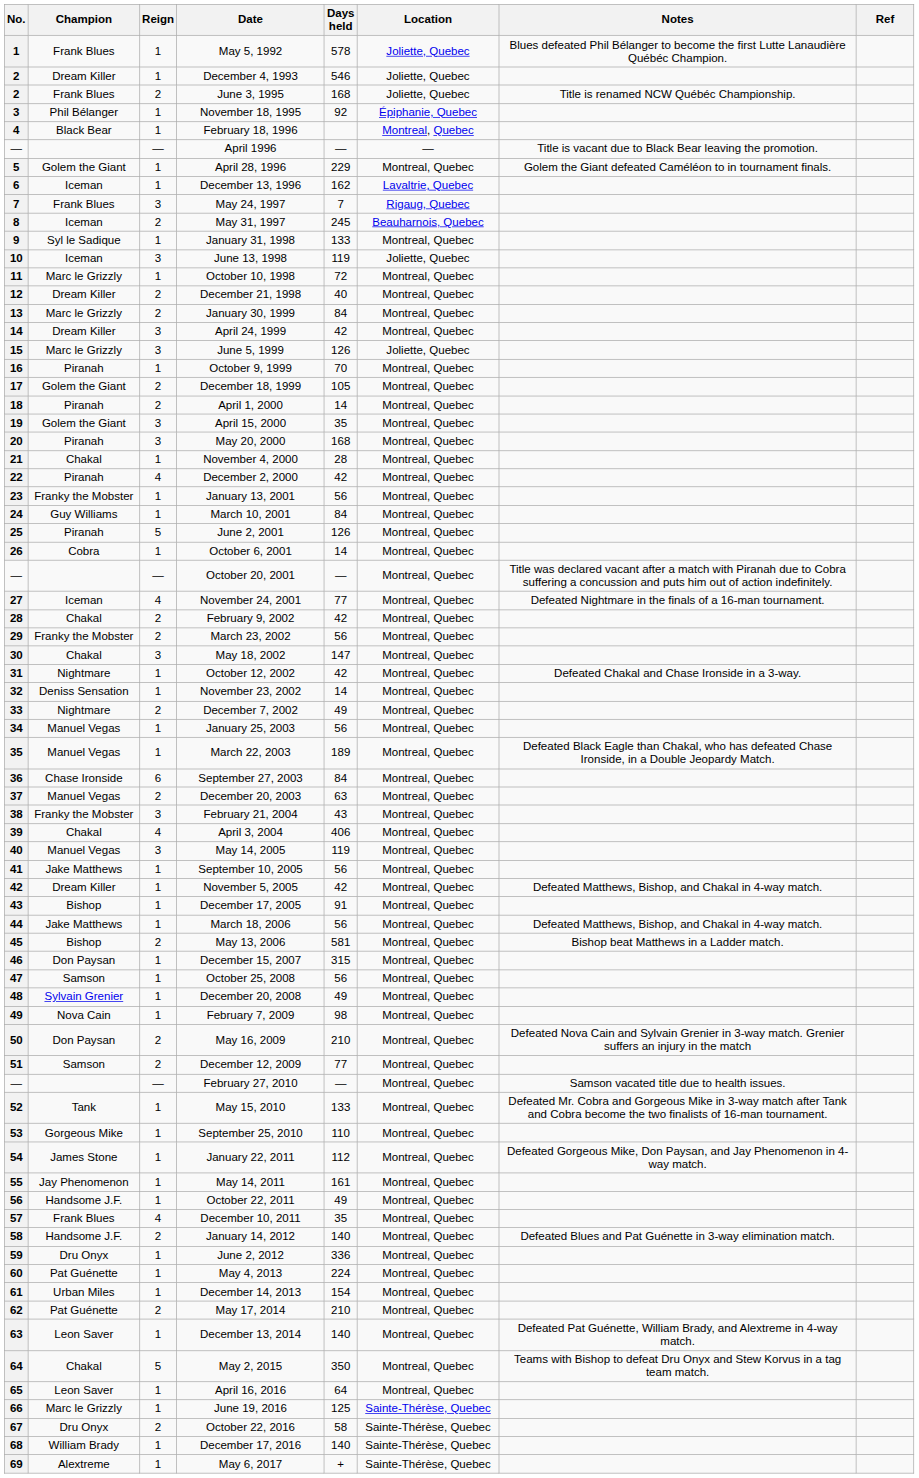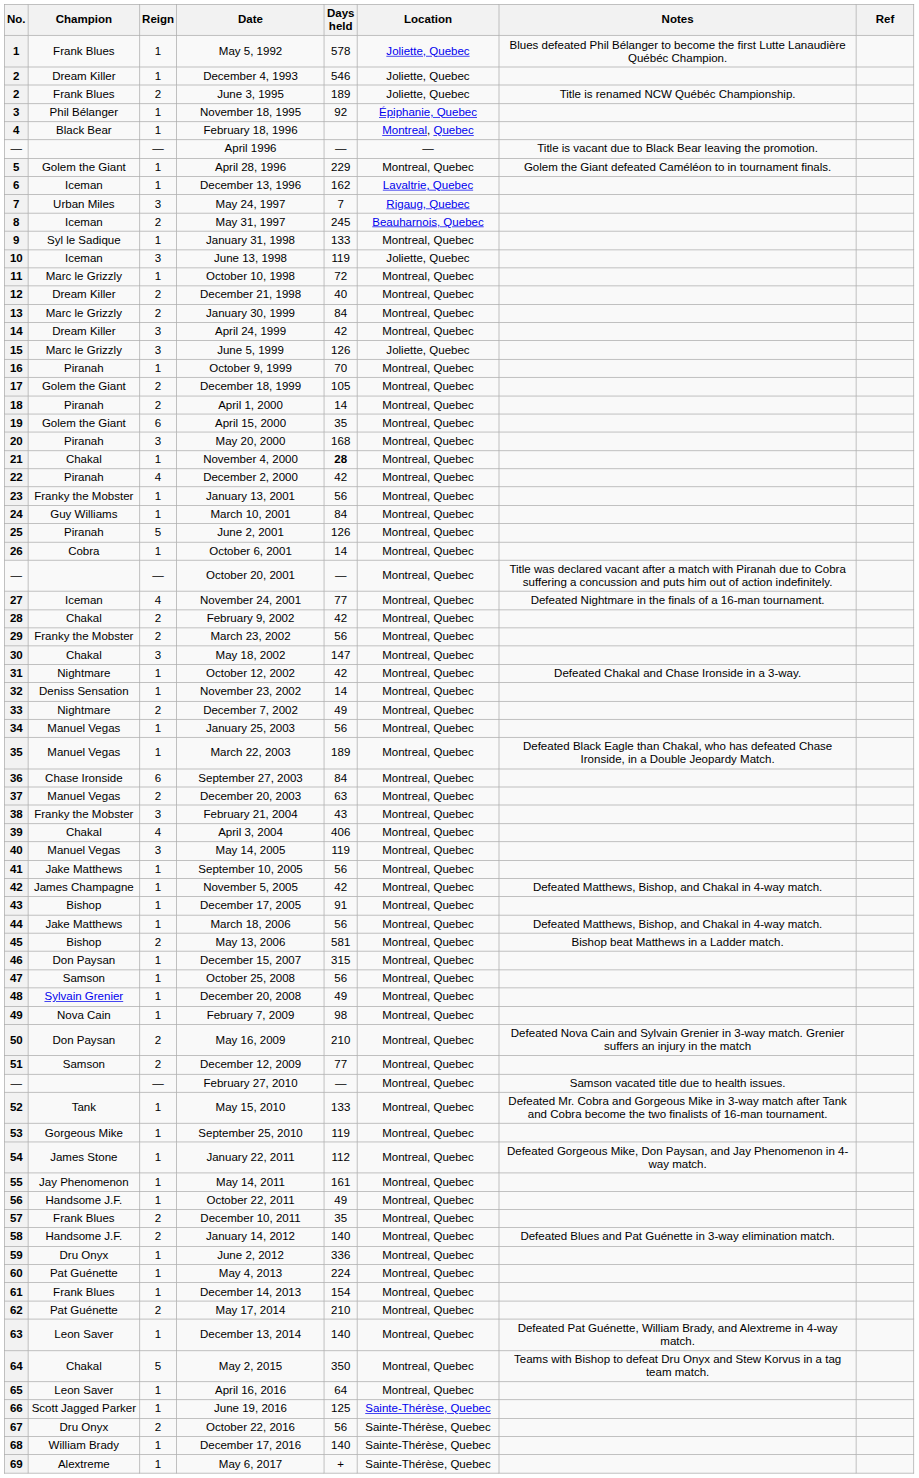(341, 94) 168 -> (341, 94) 189
(84, 203) Frank Blues -> (84, 203) Urban Miles
(158, 423) 3 -> (158, 423) 6
(341, 459) normal -> (341, 459) bold
(84, 887) Dream Killer -> (84, 887) James Champagne
(341, 1132) 110 -> (341, 1132) 119
(158, 1218) 4 -> (158, 1218) 2
(84, 1291) Urban Miles -> (84, 1291) Frank Blues
(84, 1409) Marc le Grizzly -> (84, 1409) Scott Jagged Parker
(341, 1427) 58 -> (341, 1427) 56
